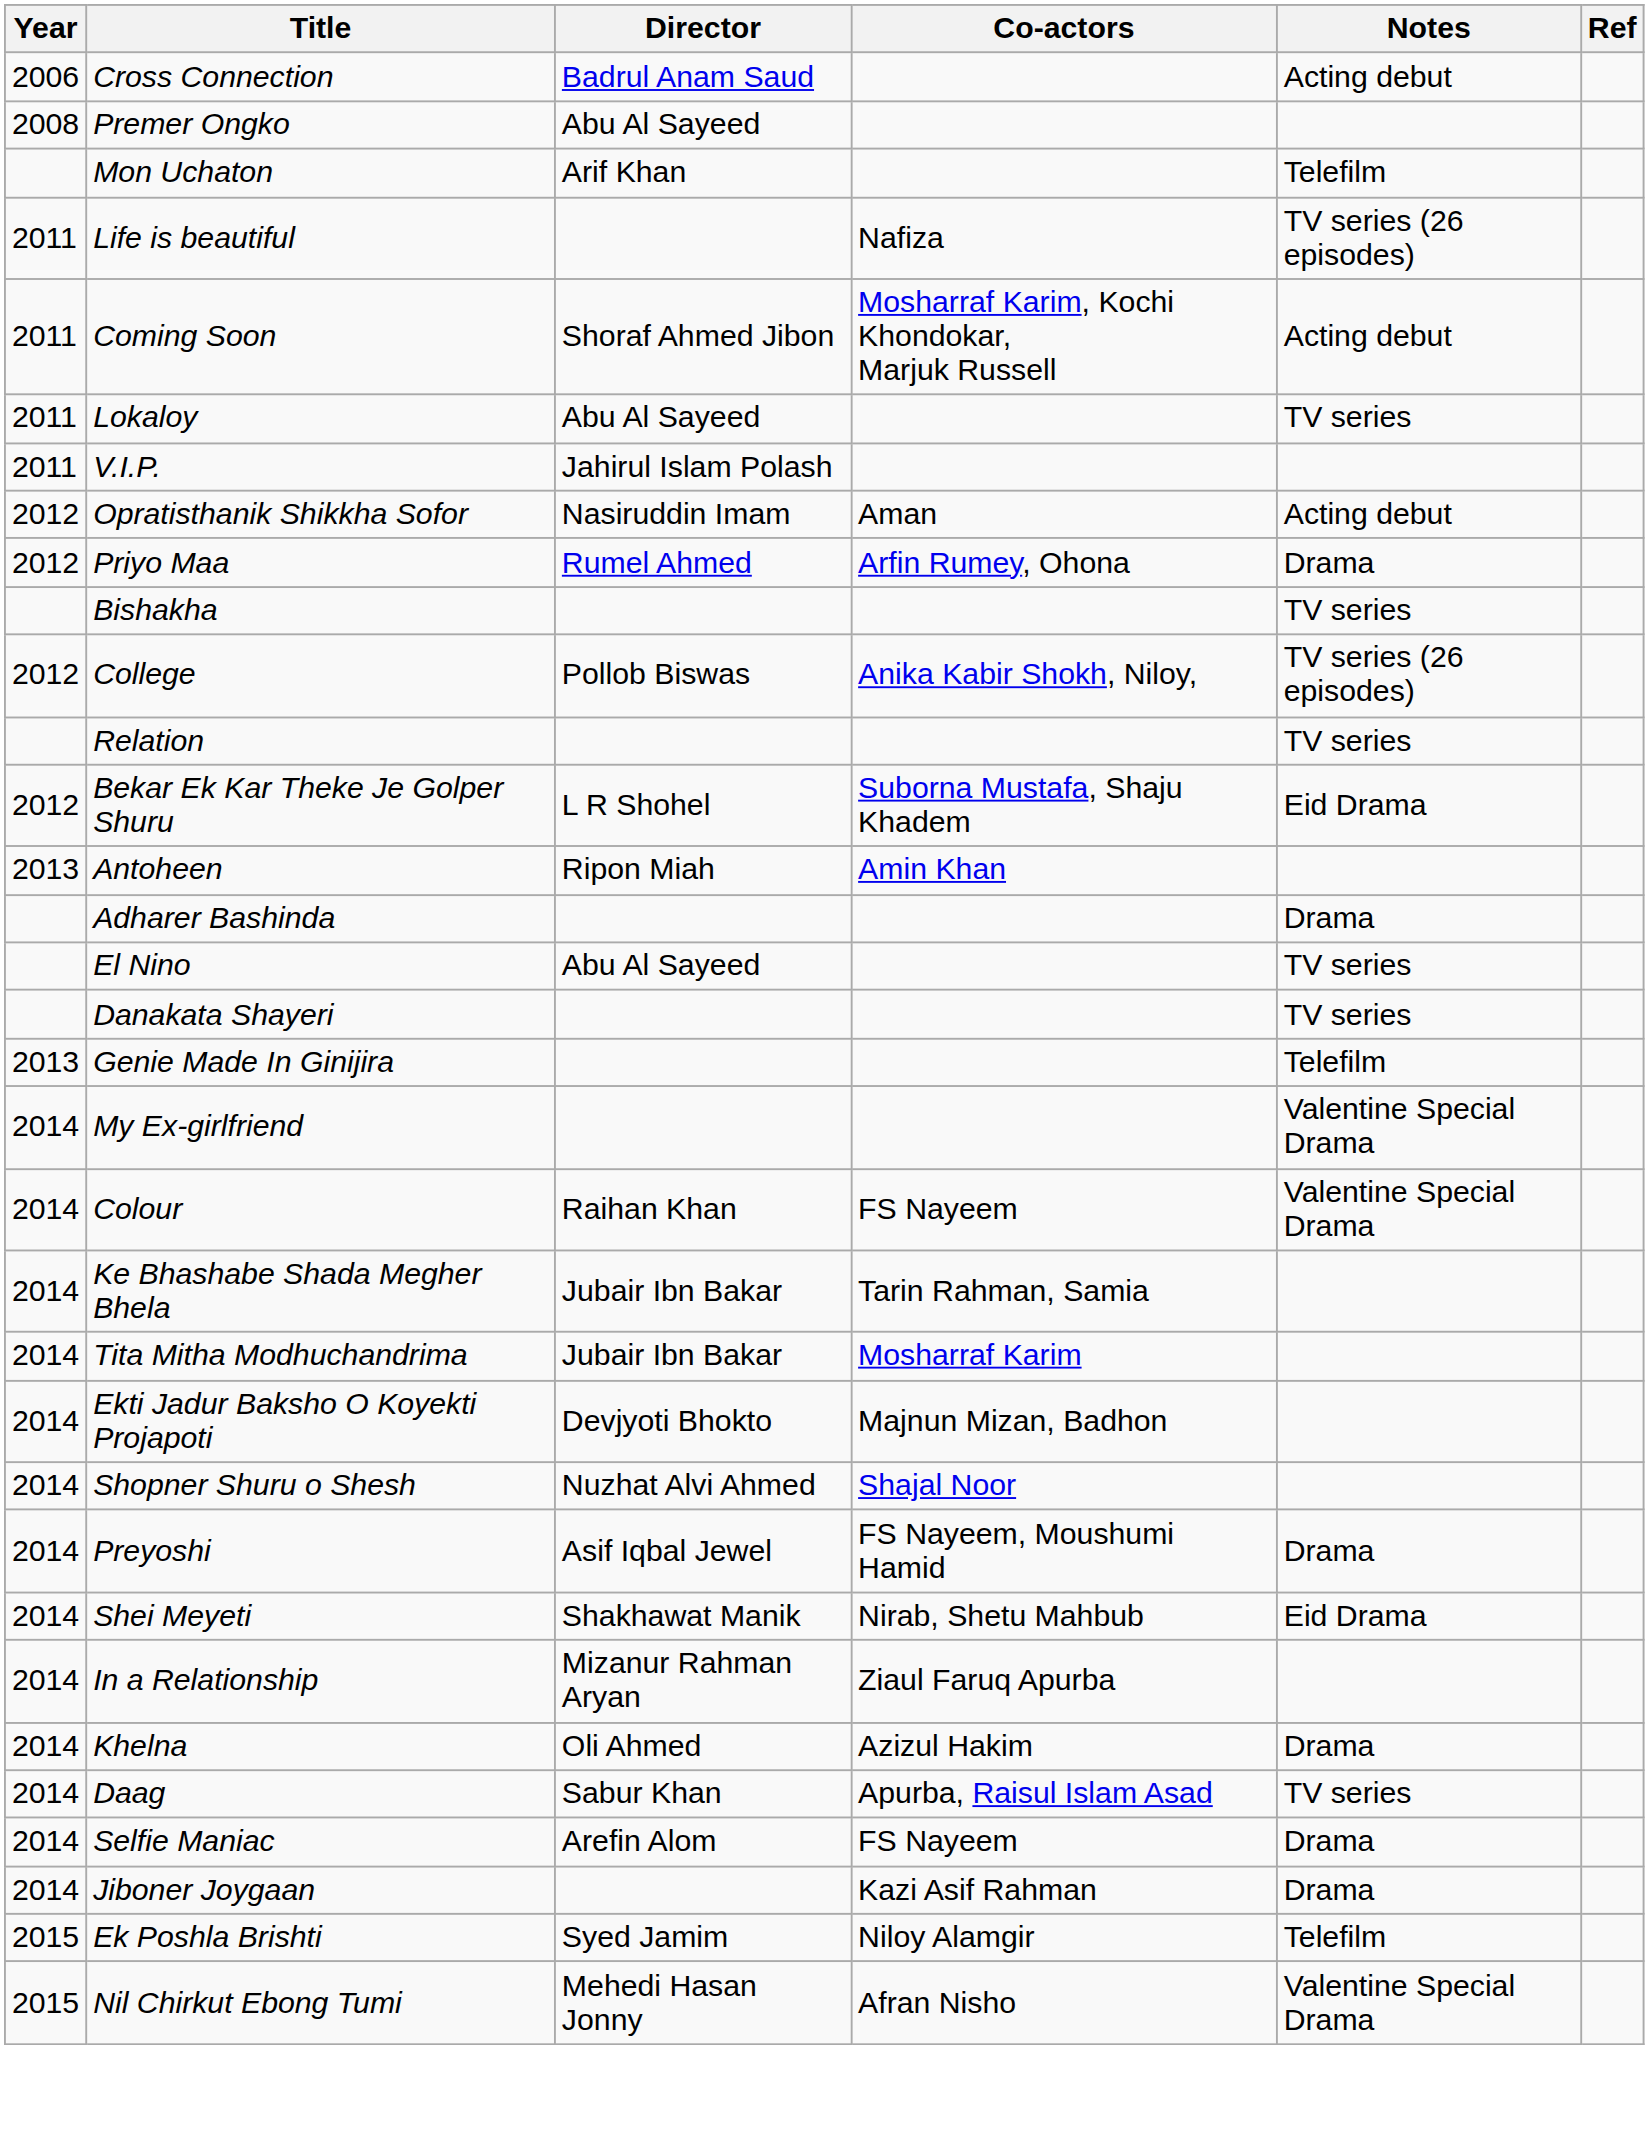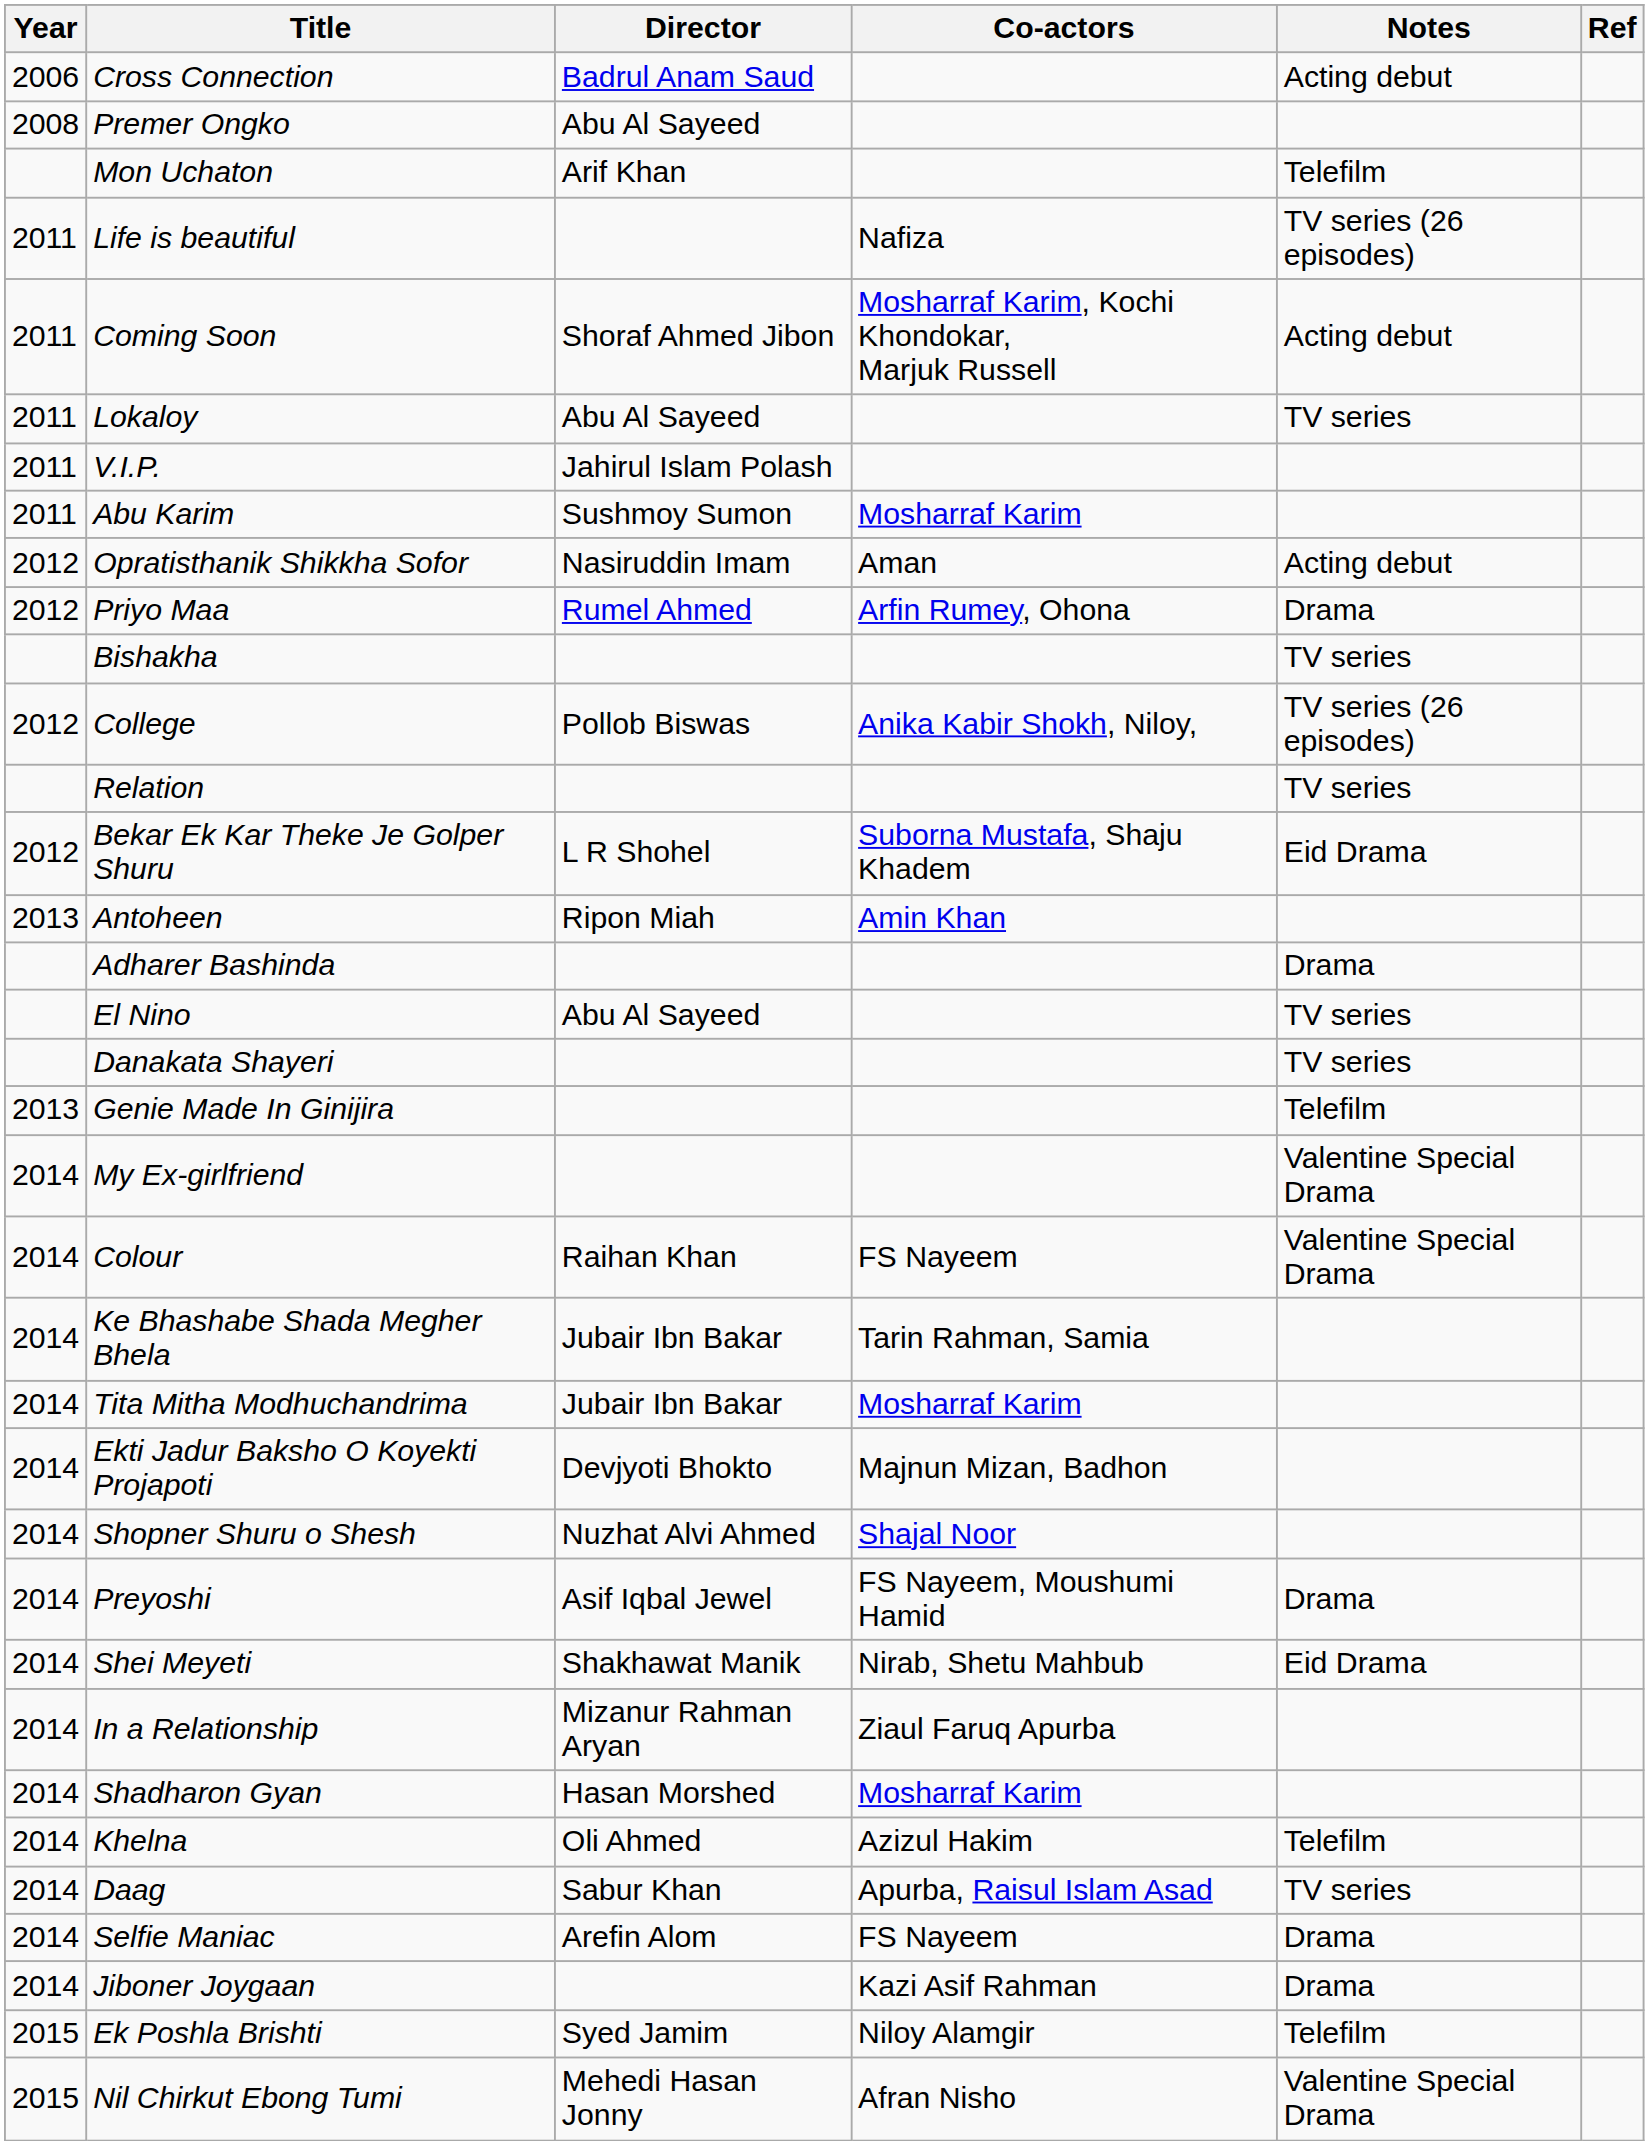+ row: (164, 514)
+ row: (207, 1793)
(1329, 1745) Drama -> (1335, 1841) Telefilm
